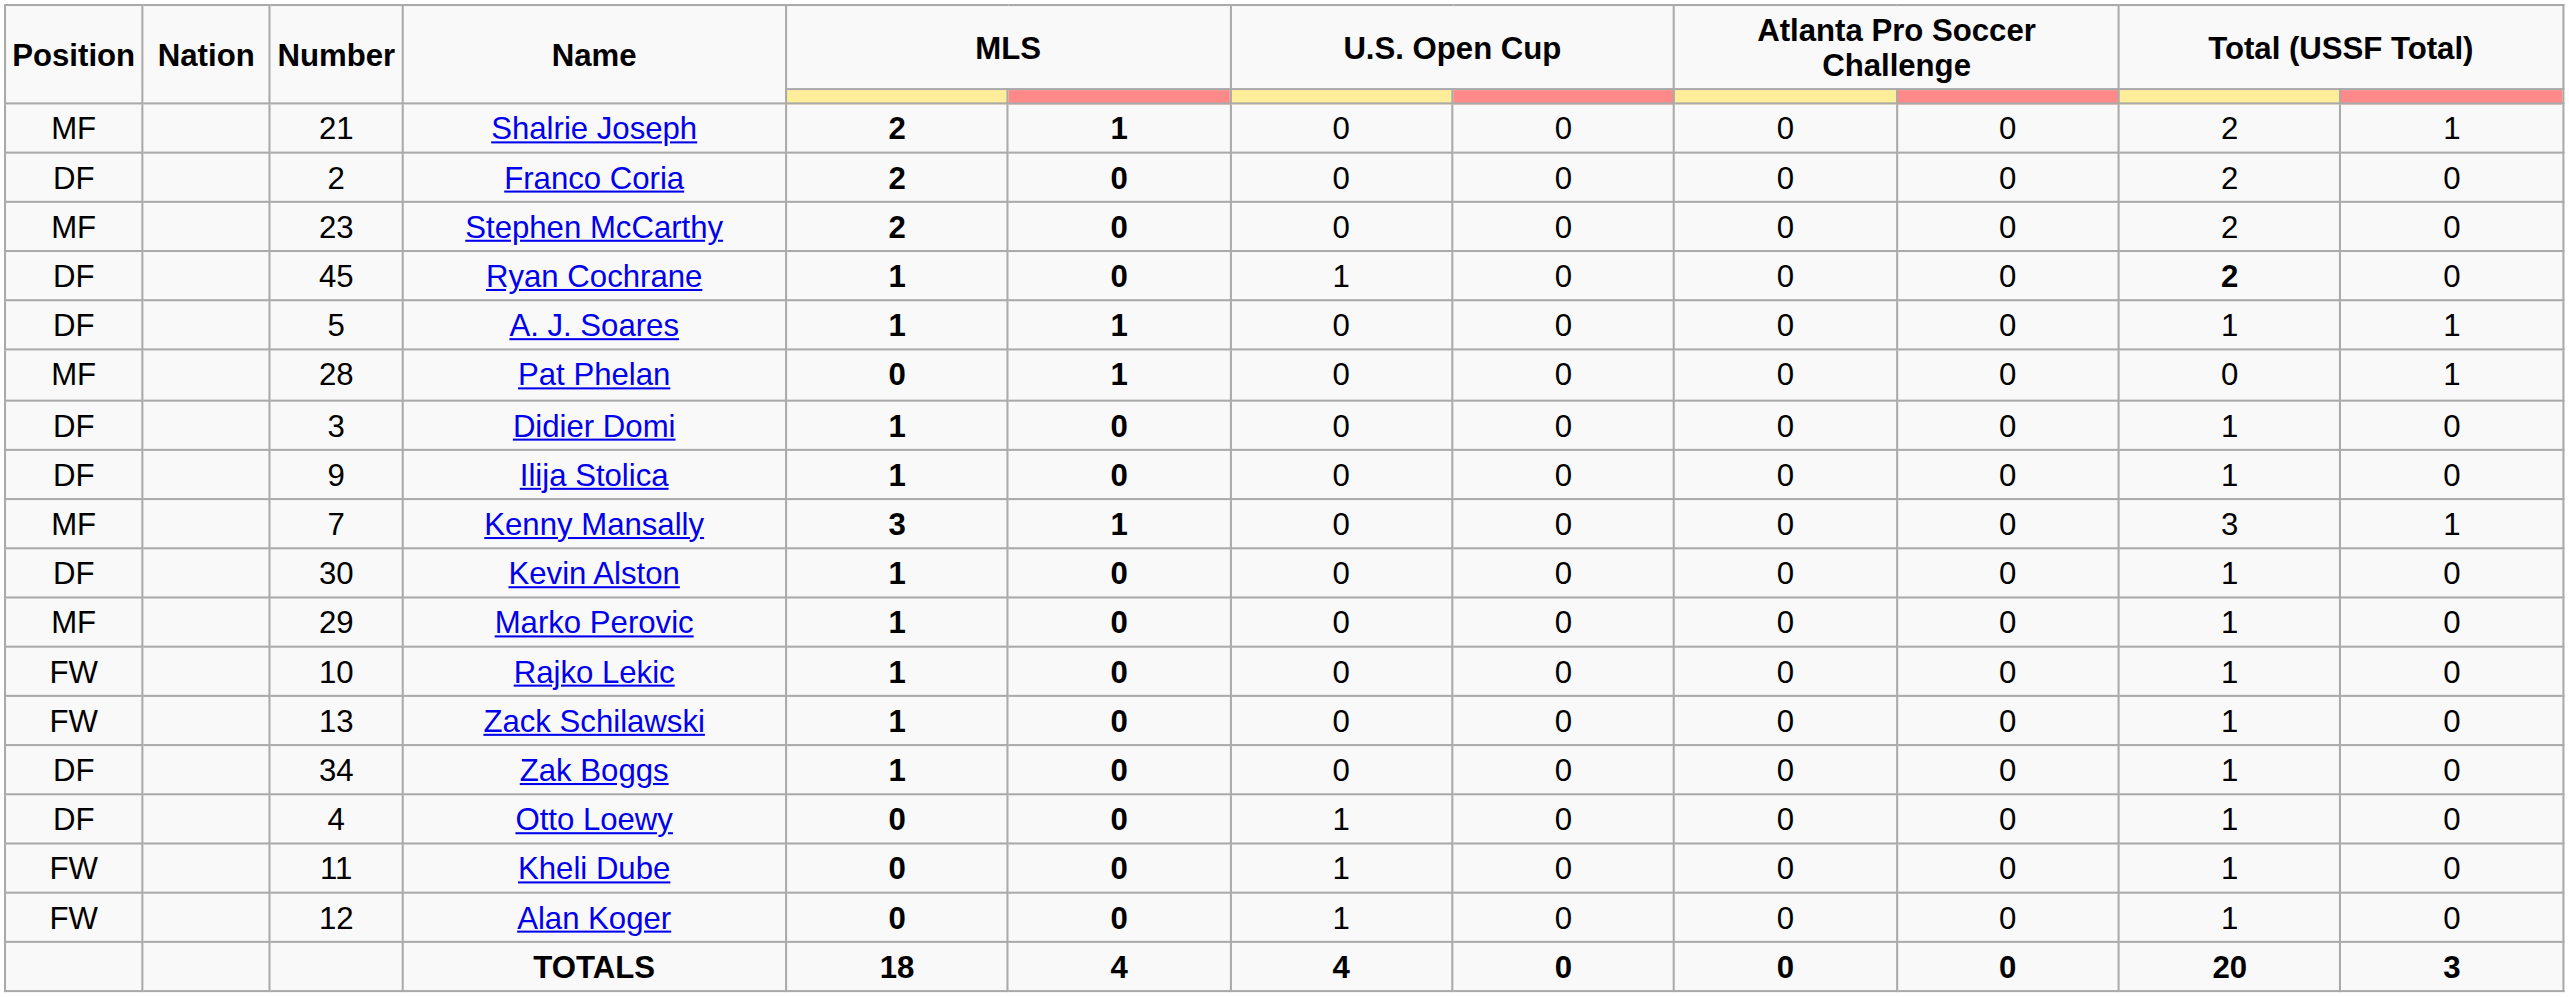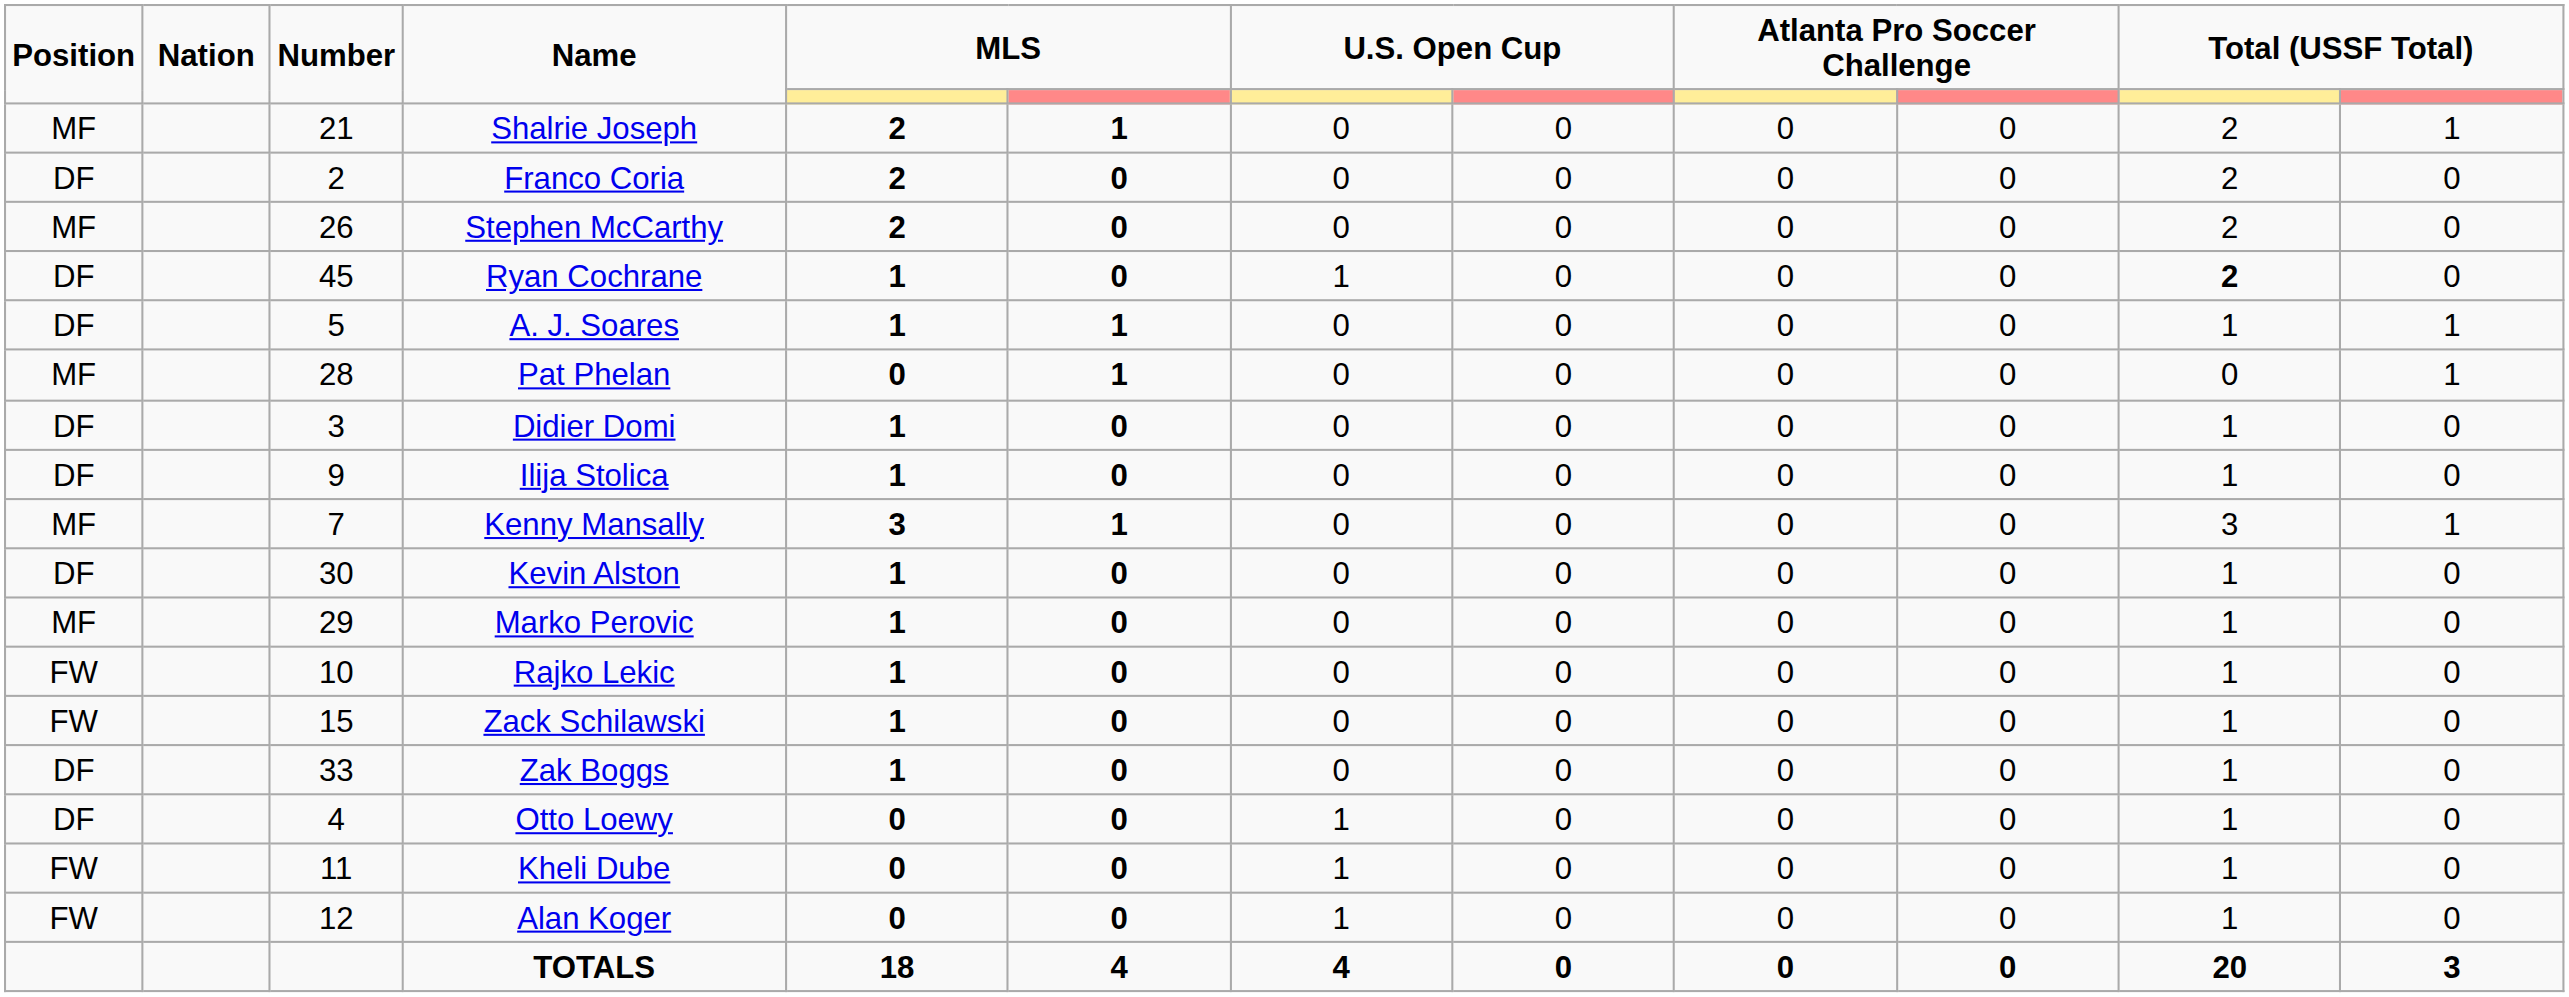(336, 227) 23 -> (336, 227) 26
(336, 720) 13 -> (336, 720) 15
(336, 770) 34 -> (336, 770) 33
